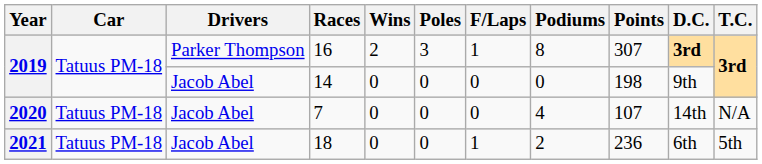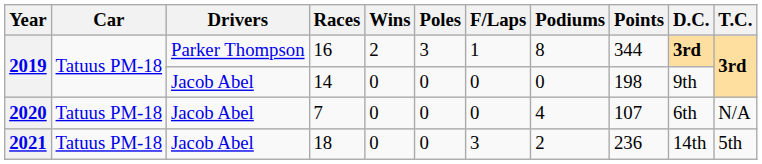(628, 50) 307 -> (628, 50) 344
(690, 112) 14th -> (685, 112) 6th
(475, 143) 1 -> (475, 143) 3
(685, 143) 6th -> (690, 143) 14th
